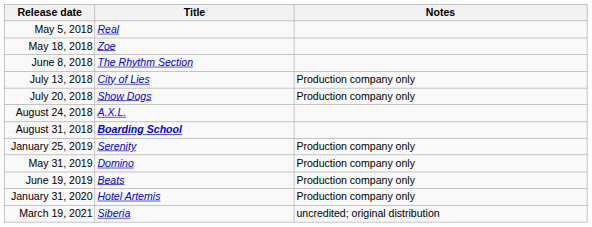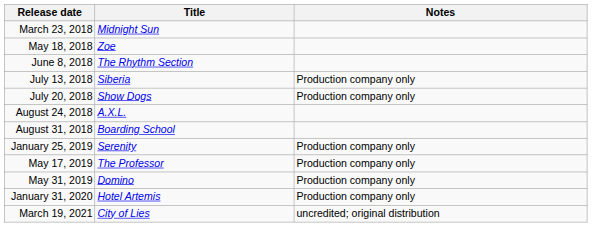+ row: (56, 29)
- row: (64, 29)
(124, 79) City of Lies -> (114, 79) Siberia
(140, 130) bold -> (136, 130) normal
+ row: (61, 163)
- row: (59, 180)
(114, 213) Siberia -> (124, 213) City of Lies
